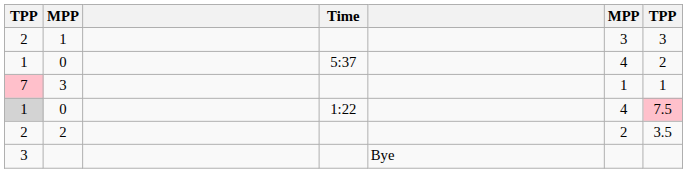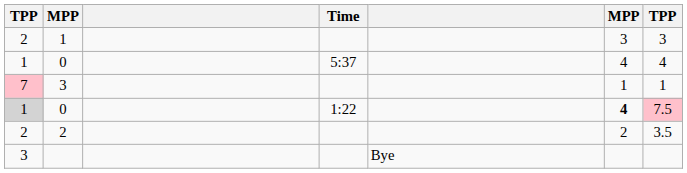(663, 62) 2 -> (663, 62) 4
(624, 109) normal -> (624, 109) bold
